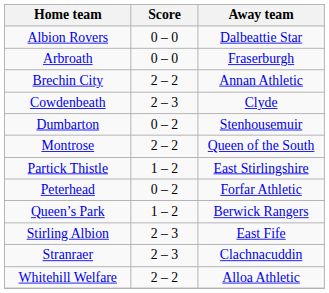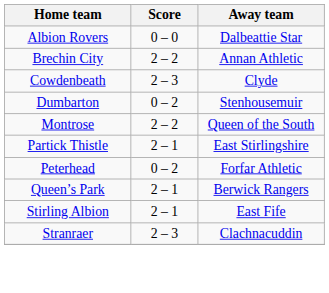- row: (68, 59)
(164, 168) 1 – 2 -> (164, 146) 2 – 1
(164, 211) 1 – 2 -> (164, 189) 2 – 1
(164, 233) 2 – 3 -> (164, 211) 2 – 1
- row: (68, 277)
